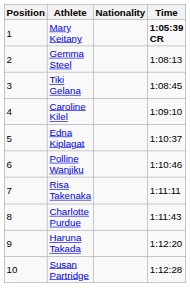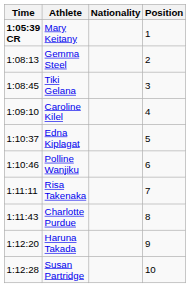columns swapped: (26, 12) <-> (167, 12)
